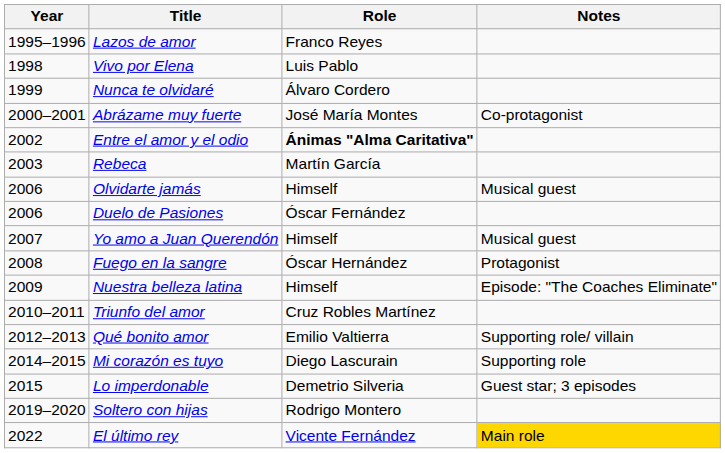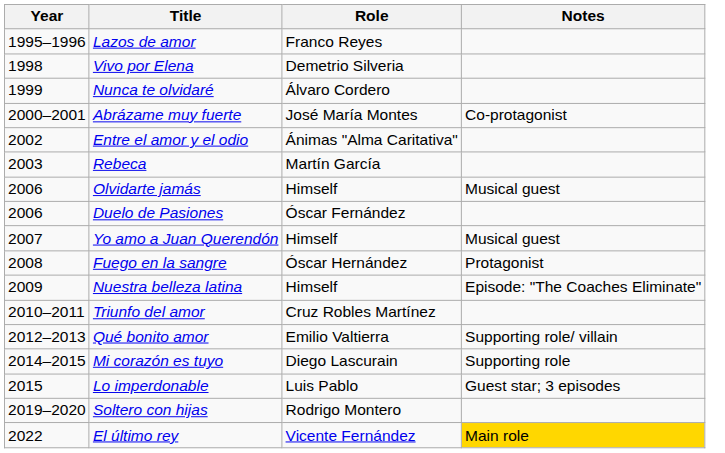(322, 66) Luis Pablo -> (345, 66) Demetrio Silveria
(380, 139) bold -> (372, 139) normal
(345, 386) Demetrio Silveria -> (322, 386) Luis Pablo
